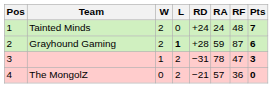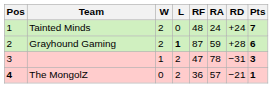columns swapped: (239, 12) <-> (200, 12)
(9, 75) normal -> (9, 75) bold
(253, 75) 0 -> (253, 75) 1
